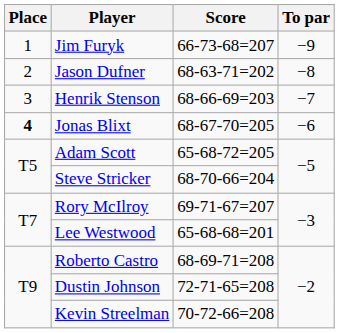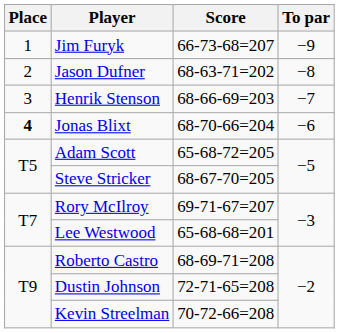(226, 125) 68-67-70=205 -> (226, 125) 68-70-66=204
(226, 179) 68-70-66=204 -> (226, 179) 68-67-70=205
